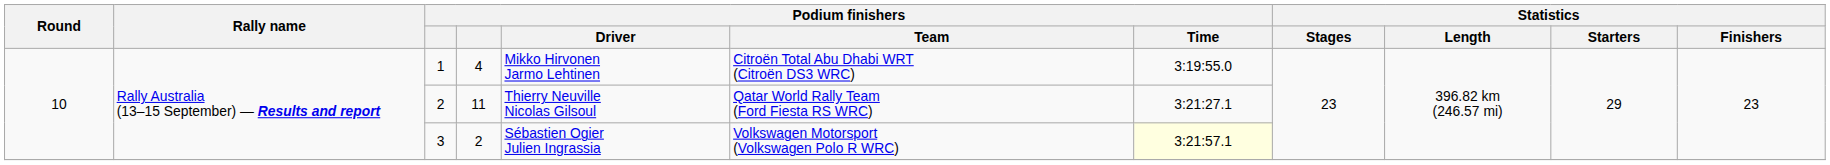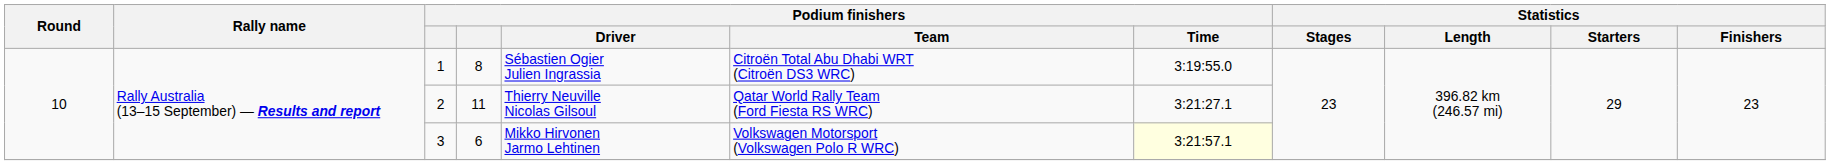(479, 66) 4 -> (479, 66) 8
(552, 66) Mikko Hirvonen Jarmo Lehtinen -> (554, 66) Sébastien Ogier Julien Ingrassia
(479, 141) 2 -> (479, 141) 6
(554, 141) Sébastien Ogier Julien Ingrassia -> (552, 141) Mikko Hirvonen Jarmo Lehtinen
